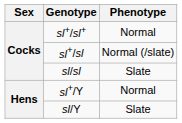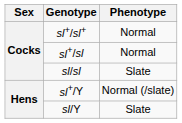(138, 52) Normal (/slate) -> (138, 52) Normal
(138, 90) Normal -> (138, 90) Normal (/slate)
